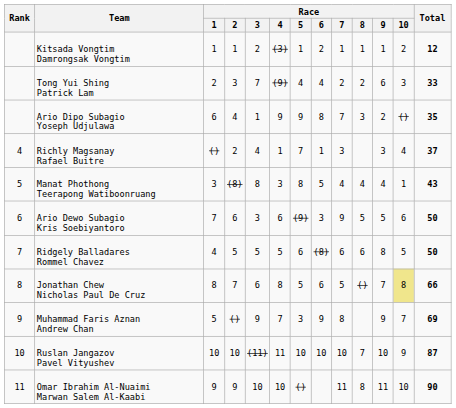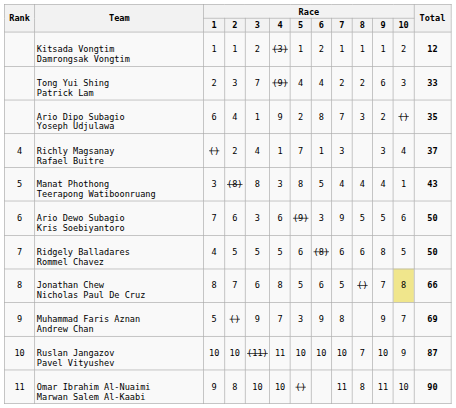(301, 117) 9 -> (301, 117) 2
(235, 387) 9 -> (235, 387) 8
